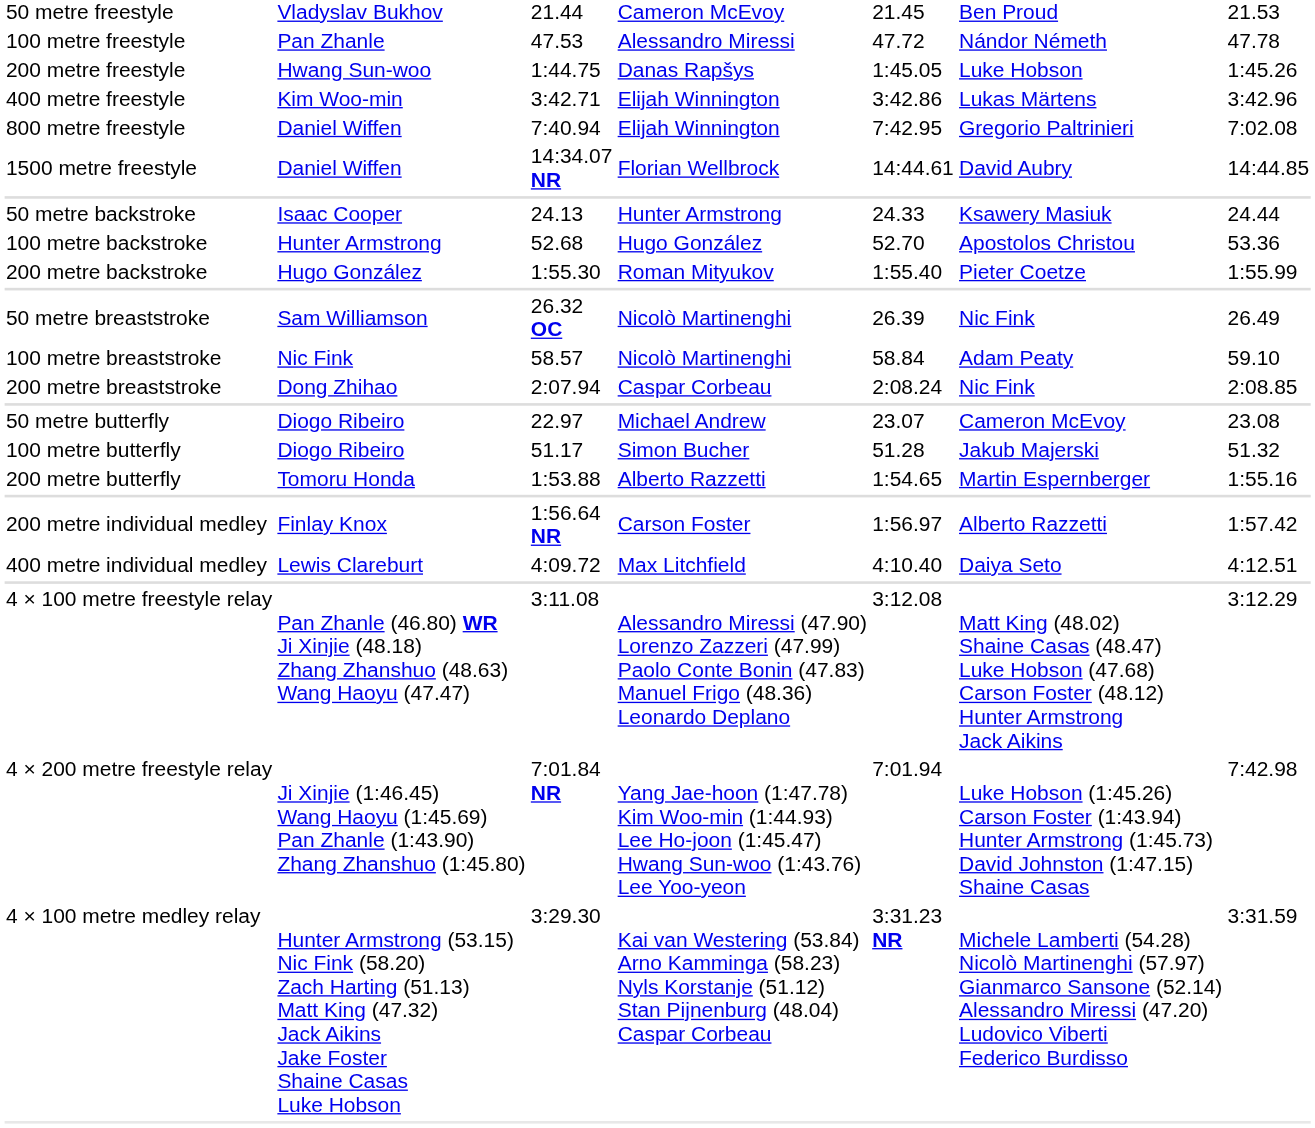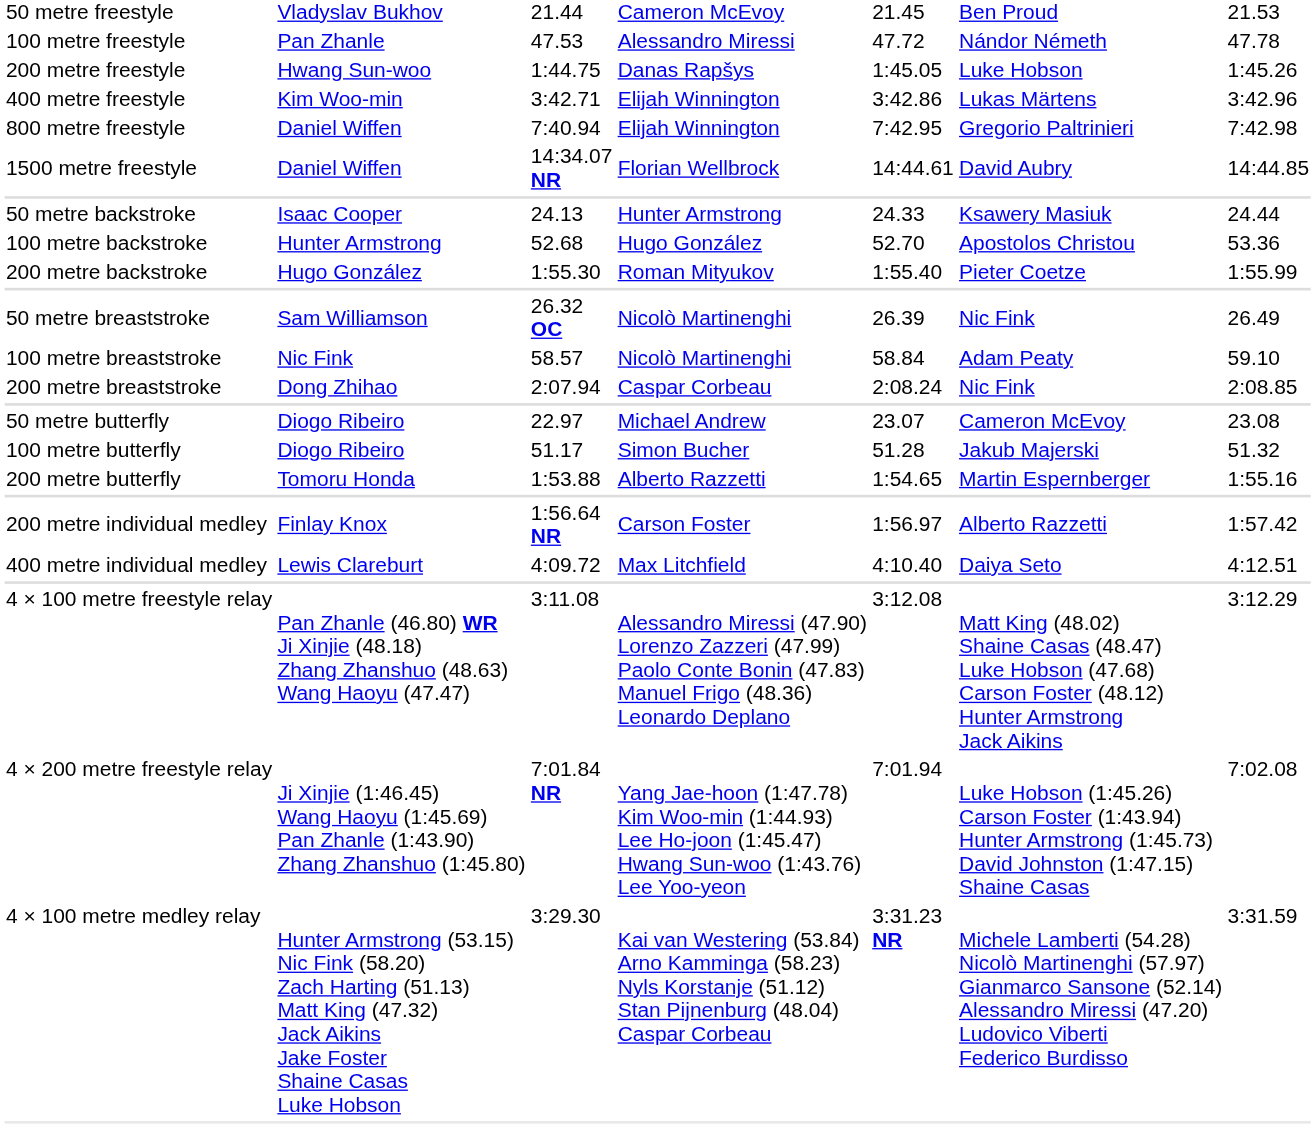(1263, 127) 7:02.08 -> (1263, 127) 7:42.98
(1263, 769) 7:42.98 -> (1263, 769) 7:02.08
